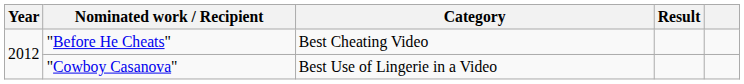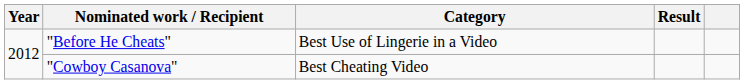(364, 41) Best Cheating Video -> (398, 41) Best Use of Lingerie in a Video
(398, 66) Best Use of Lingerie in a Video -> (364, 66) Best Cheating Video
